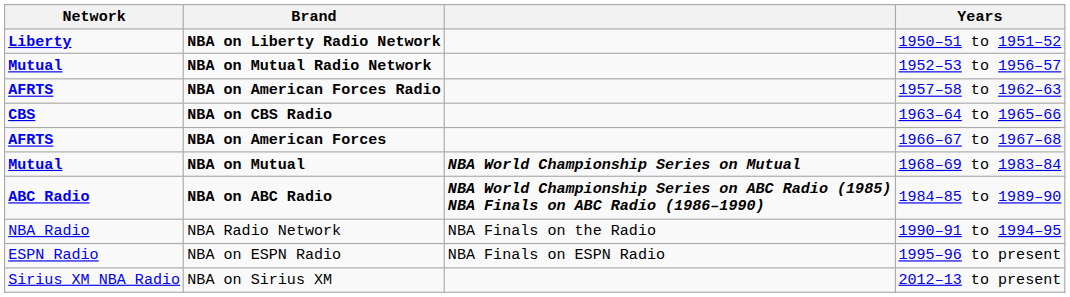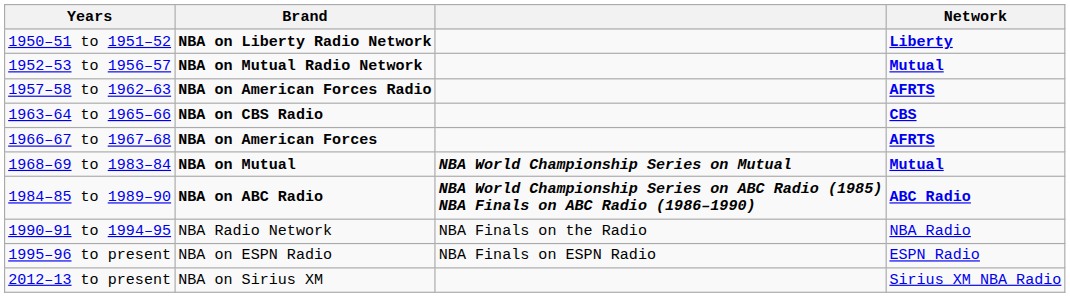columns swapped: (94, 17) <-> (980, 17)
